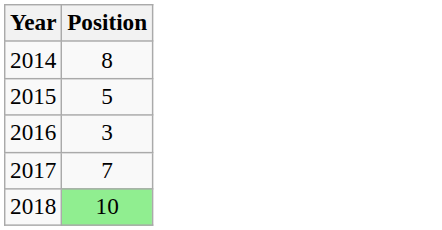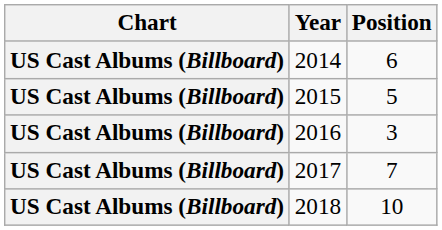+ column: (147, 22)
(107, 59) 8 -> (392, 59) 6
(107, 206) lightgreen background -> (392, 206) no background
